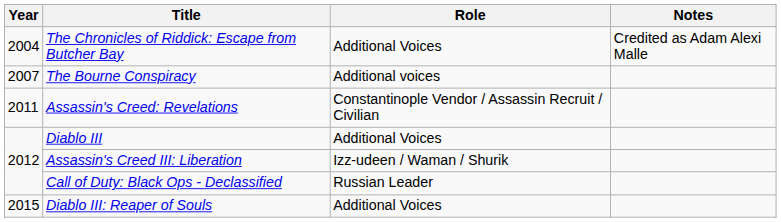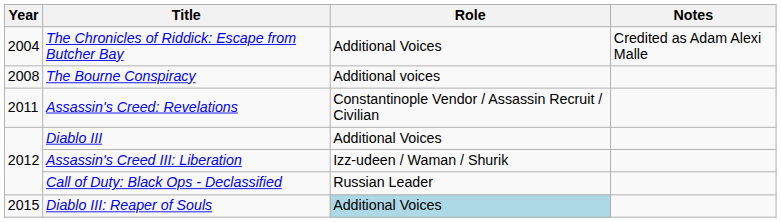(24, 76) 2007 -> (24, 76) 2008
(387, 205) no background -> (387, 205) lightblue background
